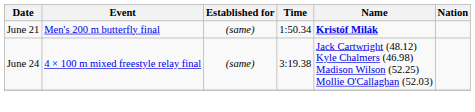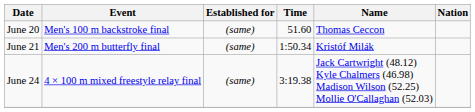+ row: (23, 29)
(347, 29) bold -> (345, 46) normal
